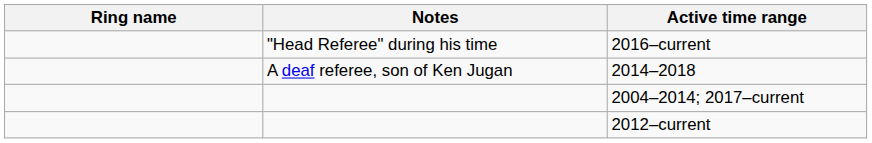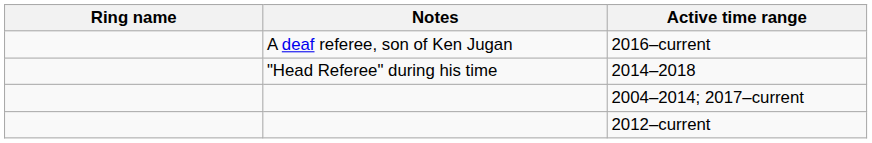(382, 44) "Head Referee" during his time -> (390, 44) A deaf referee, son of Ken Jugan
(390, 71) A deaf referee, son of Ken Jugan -> (382, 71) "Head Referee" during his time
